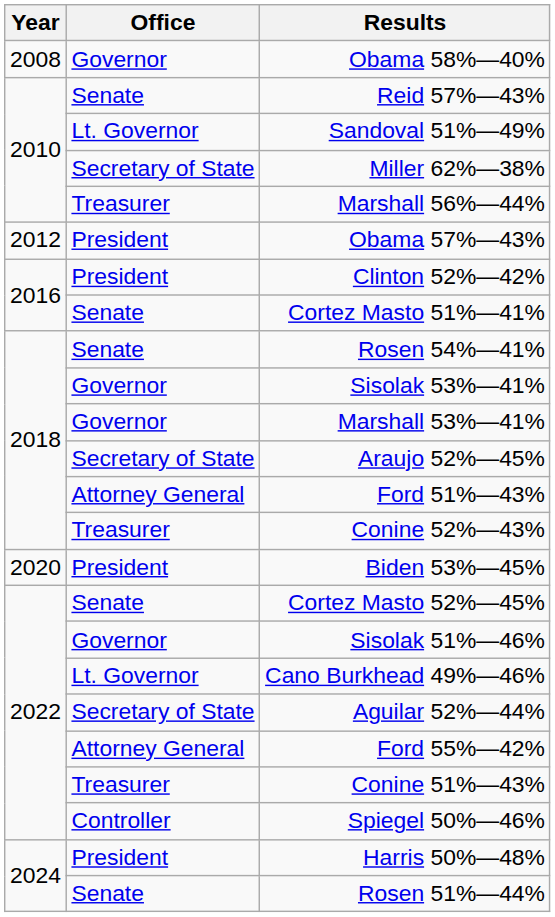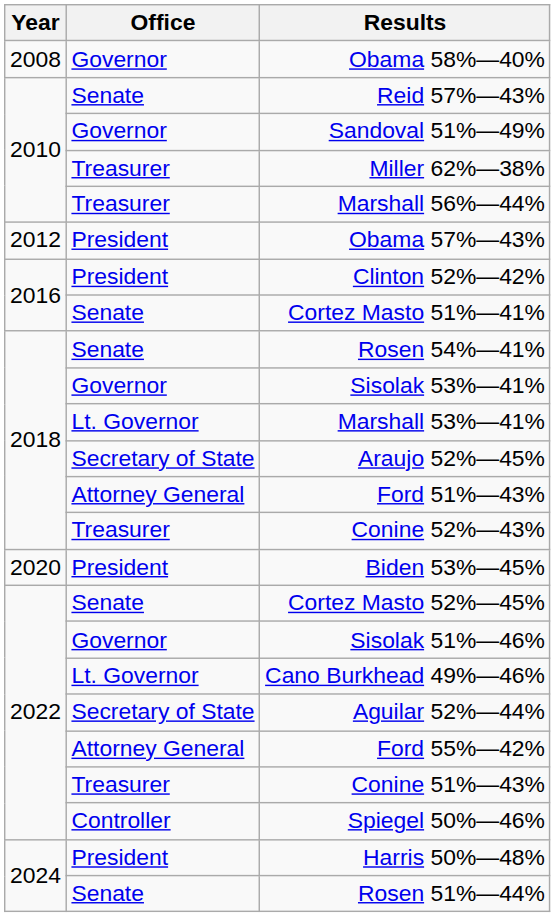(135, 131) Lt. Governor -> (119, 131) Governor
(163, 167) Secretary of State -> (121, 167) Treasurer
(119, 421) Governor -> (135, 421) Lt. Governor
